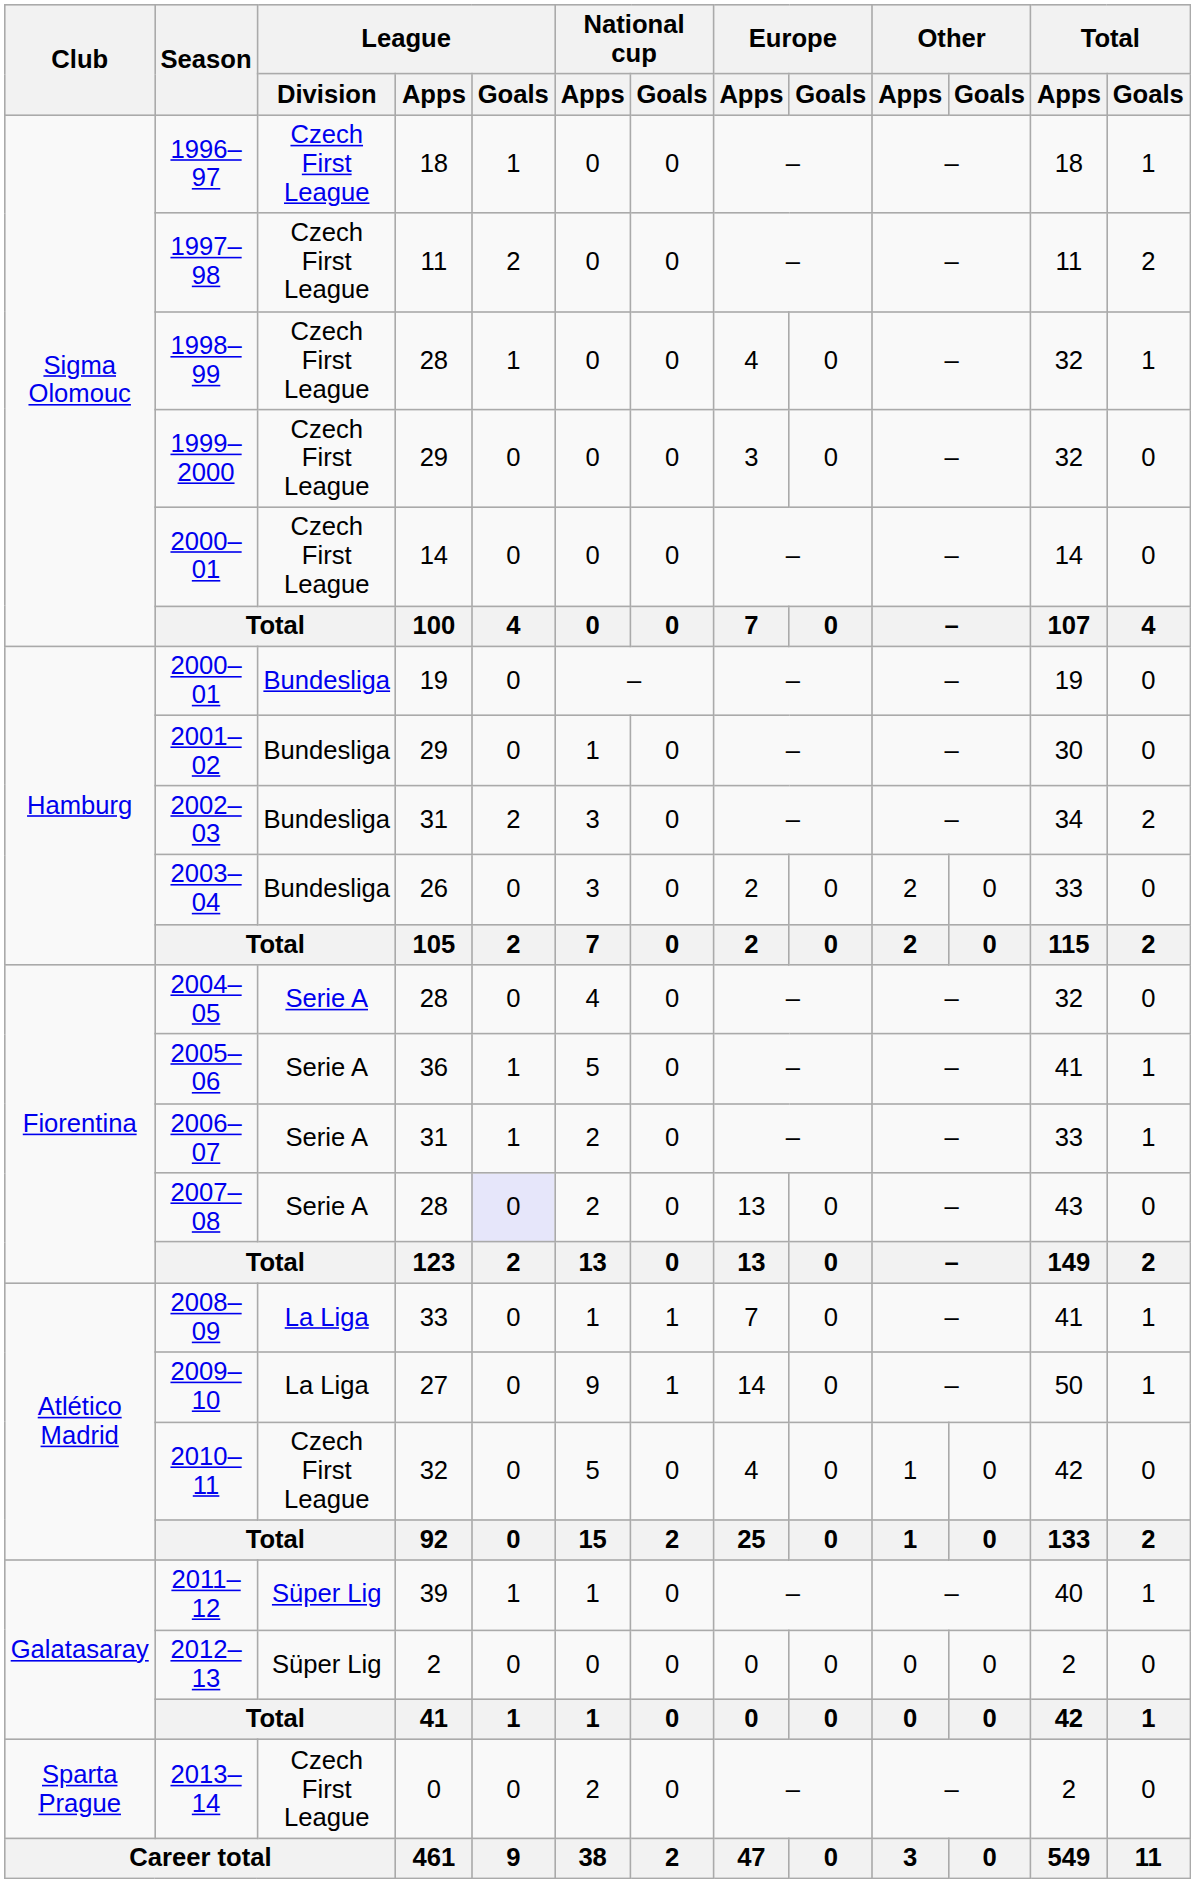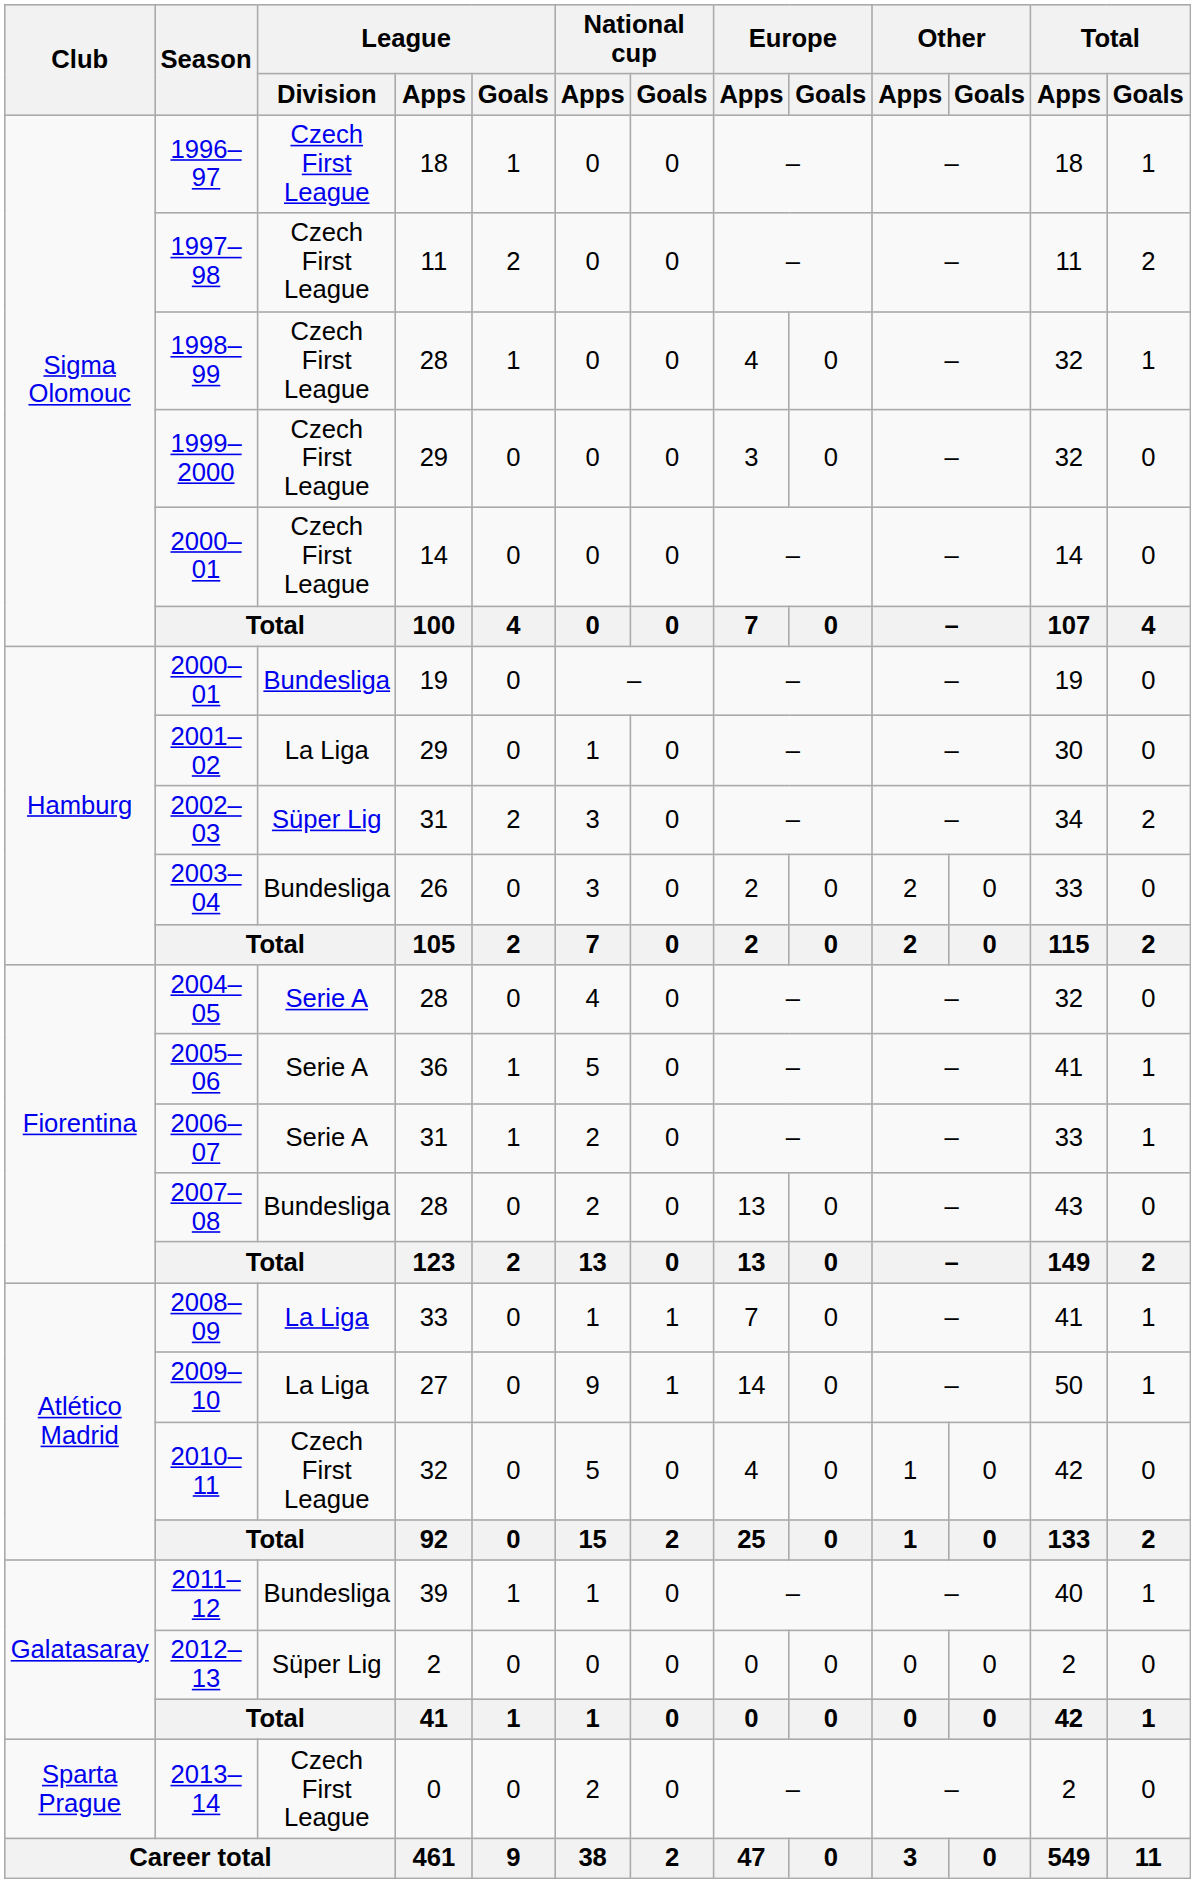(327, 750) Bundesliga -> (327, 750) La Liga
(327, 819) Bundesliga -> (327, 819) Süper Lig
(327, 1207) Serie A -> (327, 1207) Bundesliga
(513, 1207) lavender background -> (513, 1207) no background
(327, 1594) Süper Lig -> (327, 1594) Bundesliga
